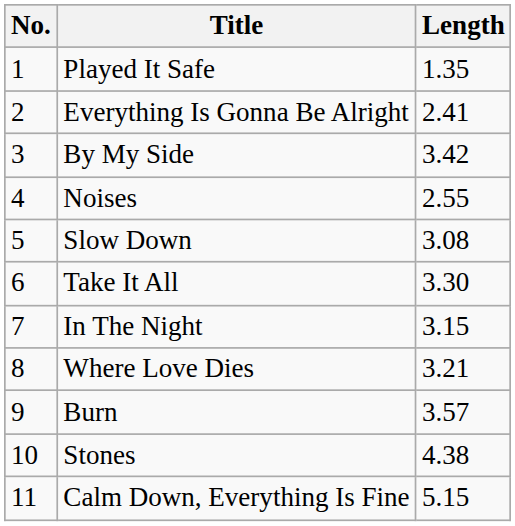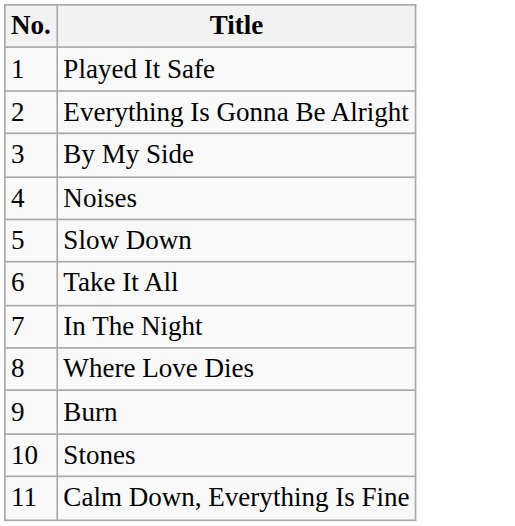- column: (463, 25)
